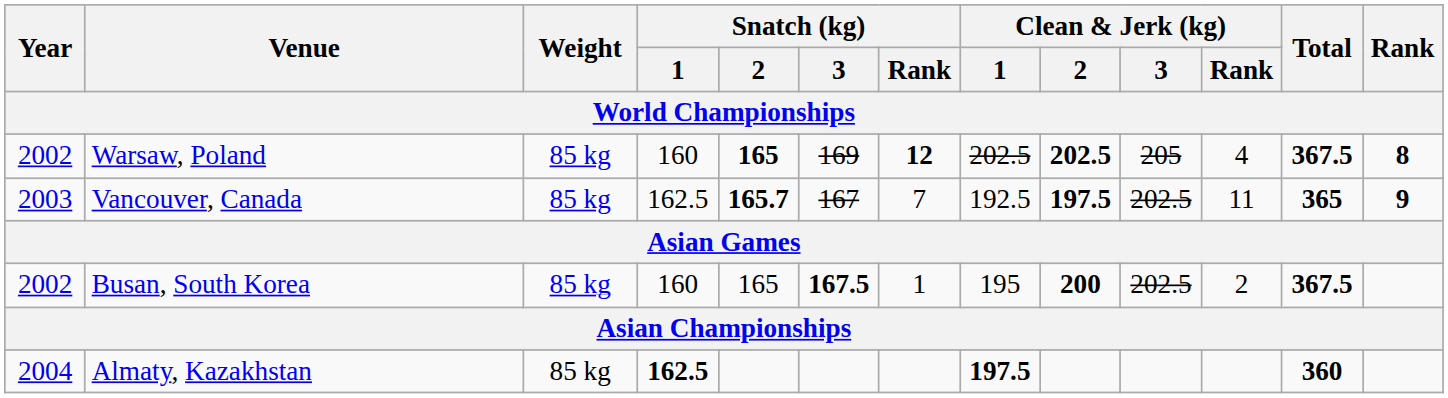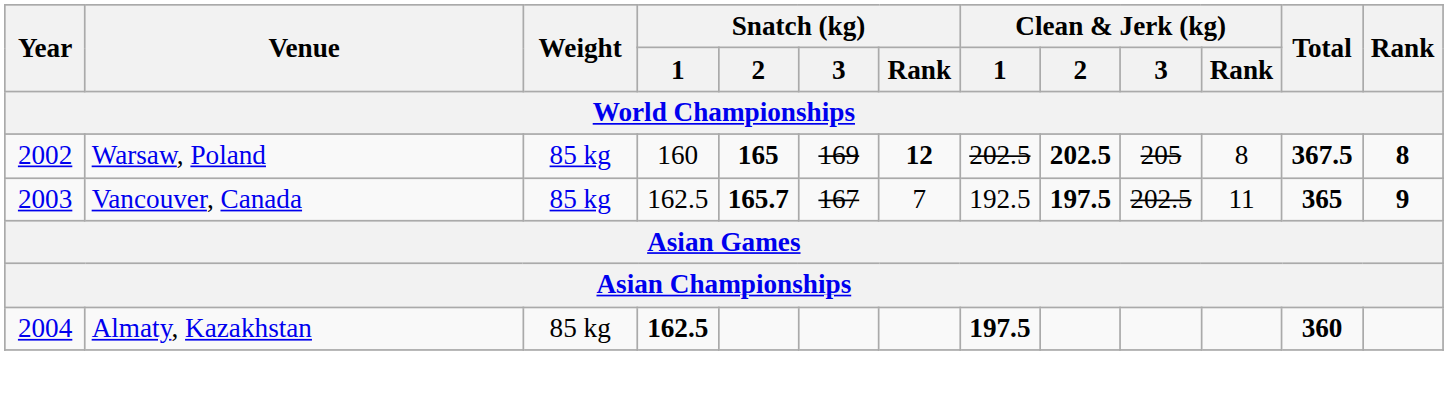(1241, 155) 4 -> (1241, 155) 8
- row: (201, 284)
